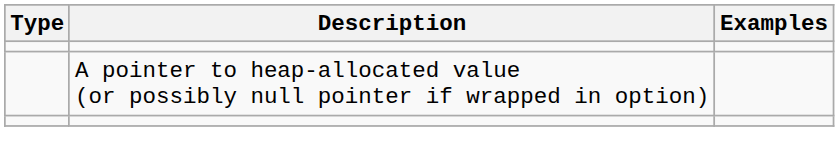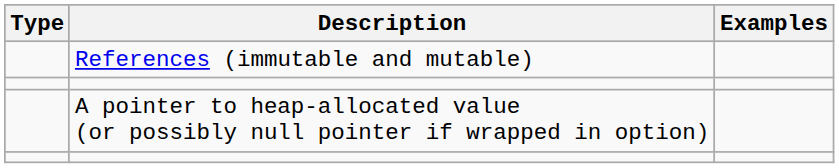+ row: (37, 60)
